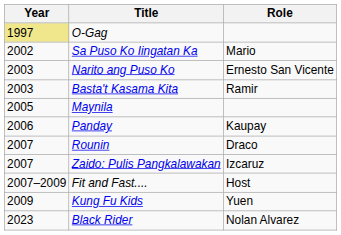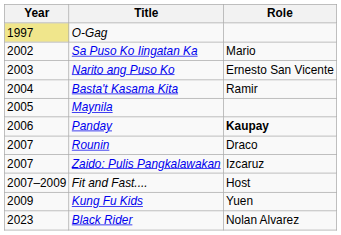(20, 88) 2003 -> (20, 88) 2004
(246, 126) normal -> (247, 126) bold
